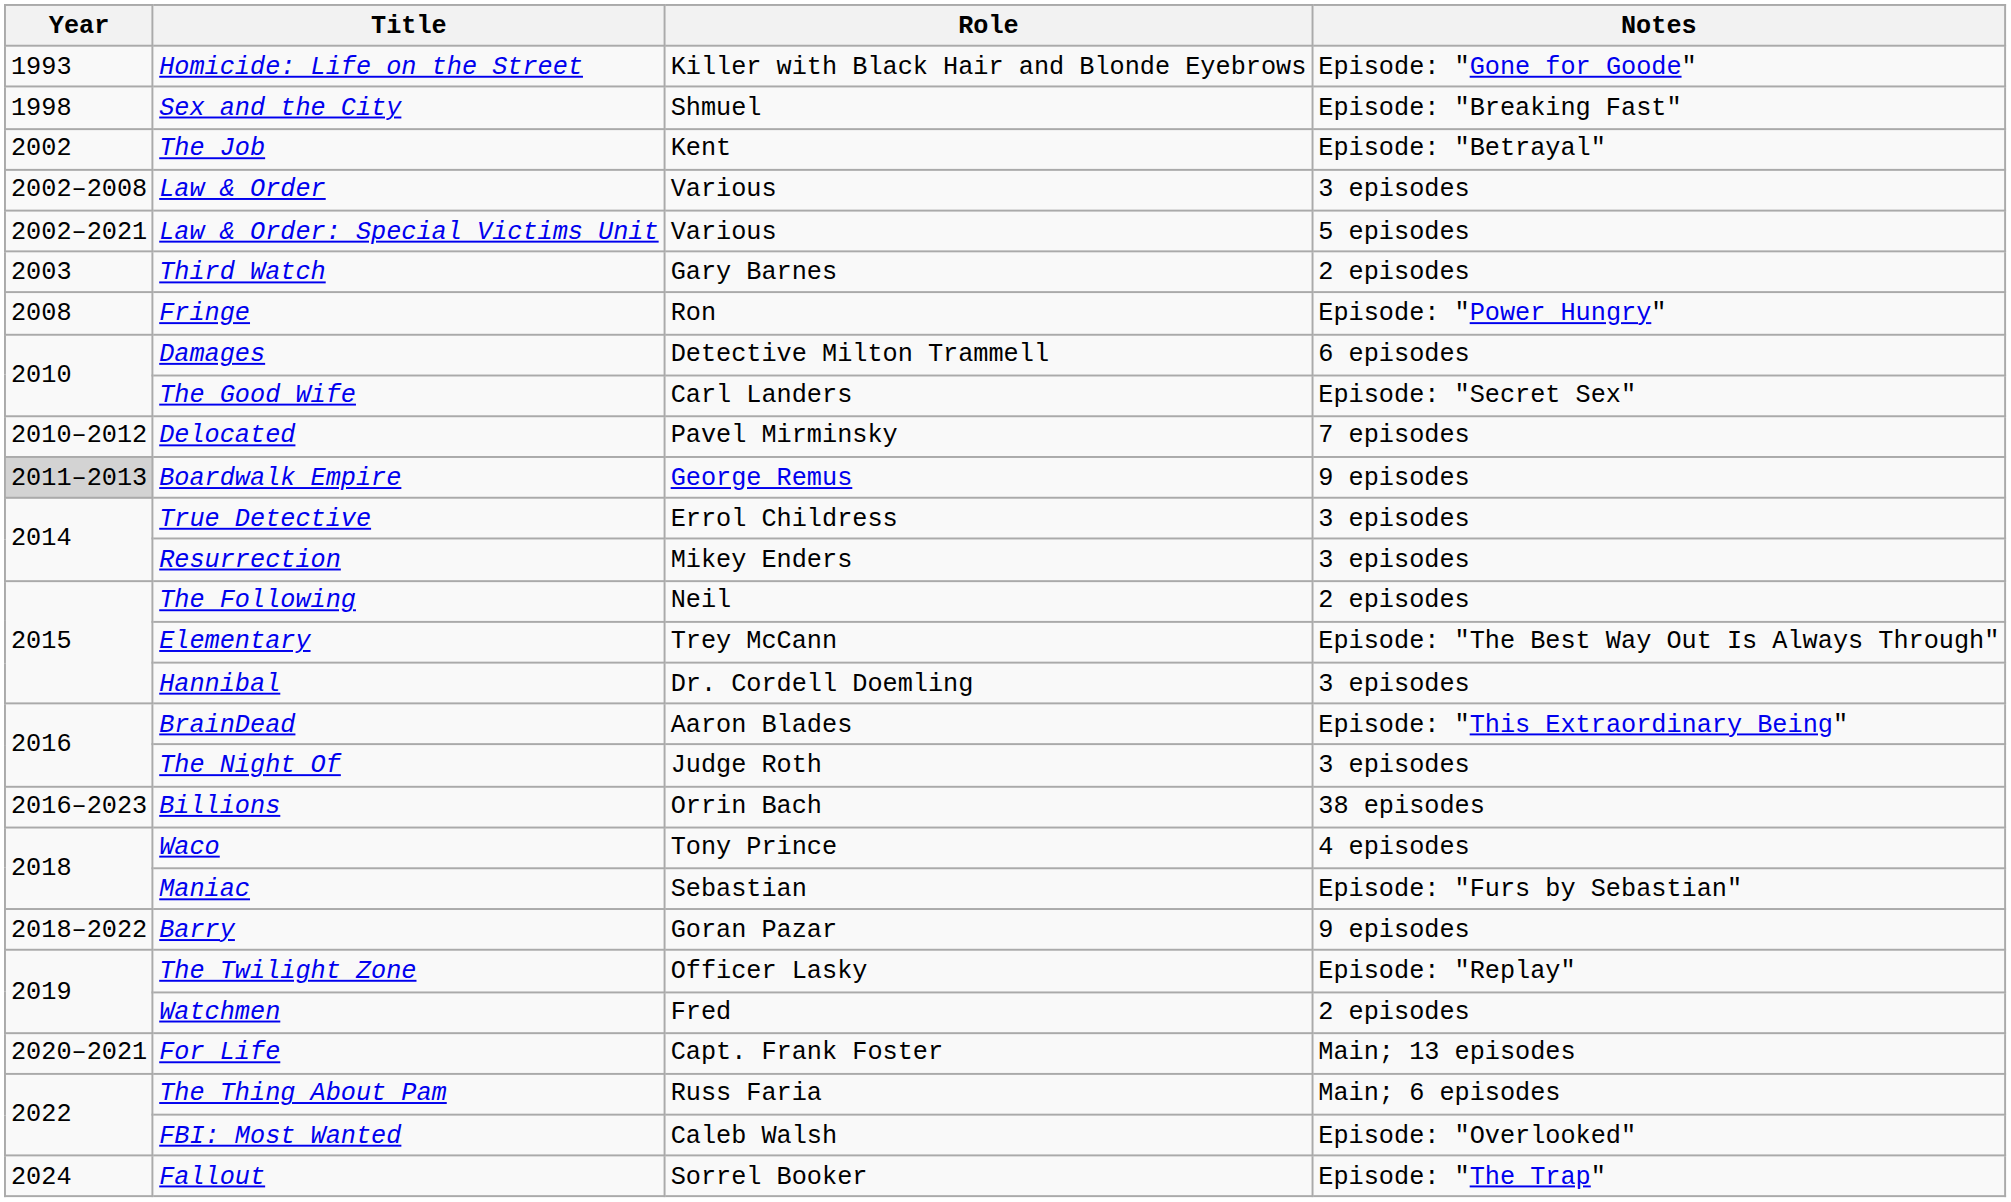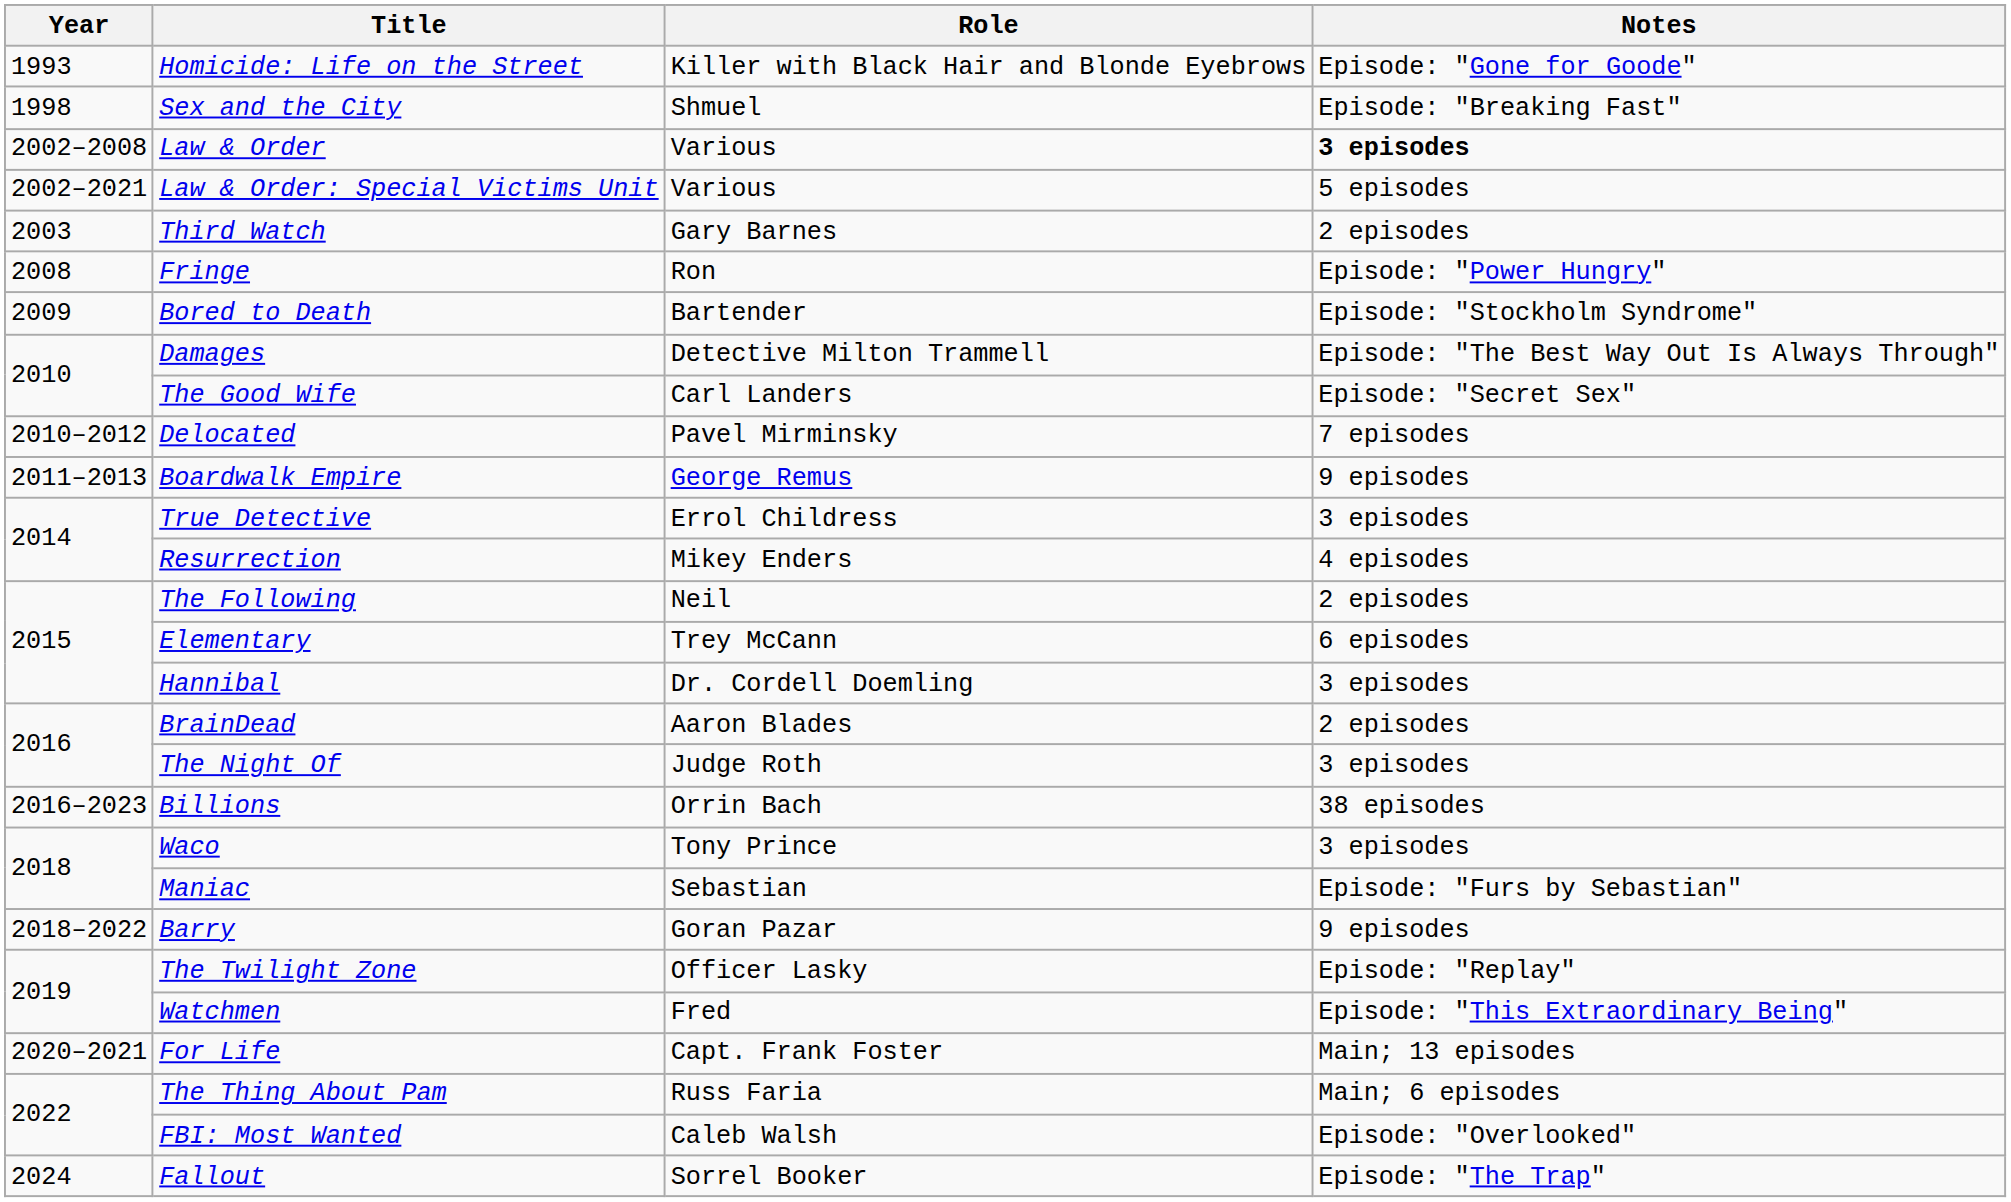- row: (212, 149)
(1394, 190) normal -> (1394, 149) bold
+ row: (265, 313)
(1394, 354) 6 episodes -> (1659, 354) Episode: "The Best Way Out Is Always Through"
(79, 478) lightgrey background -> (79, 478) no background
(1394, 560) 3 episodes -> (1394, 560) 4 episodes
(1659, 642) Episode: "The Best Way Out Is Always Through" -> (1394, 642) 6 episodes
(1583, 724) Episode: "This Extraordinary Being" -> (1394, 724) 2 episodes
(1394, 848) 4 episodes -> (1394, 848) 3 episodes
(1394, 1012) 2 episodes -> (1583, 1012) Episode: "This Extraordinary Being"
